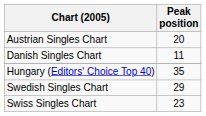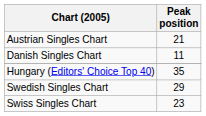(179, 39) 20 -> (179, 39) 21
